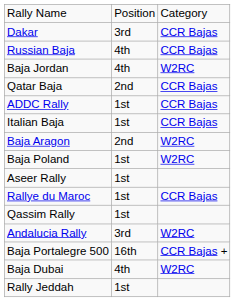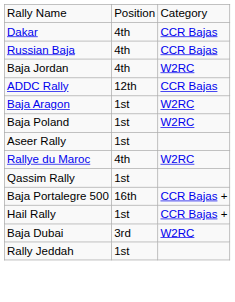(122, 31) 3rd -> (122, 31) 4th
- row: (35, 86)
(122, 104) 1st -> (125, 86) 12th
- row: (36, 123)
(124, 141) 2nd -> (122, 104) 1st
(122, 196) 1st -> (122, 159) 4th
(189, 196) CCR Bajas -> (177, 159) W2RC
- row: (47, 232)
+ row: (31, 214)
(122, 269) 4th -> (122, 232) 3rd
